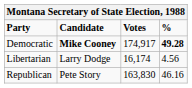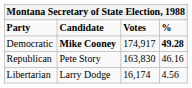rows swapped: (29, 75) <-> (29, 59)
